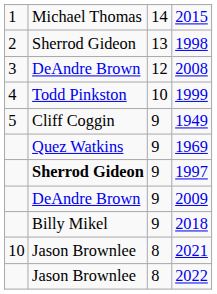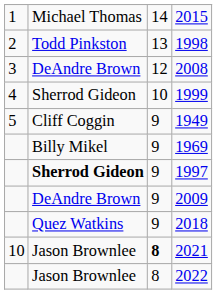(84, 43) Sherrod Gideon -> (79, 43) Todd Pinkston
(79, 95) Todd Pinkston -> (84, 95) Sherrod Gideon
(78, 146) Quez Watkins -> (70, 146) Billy Mikel
(70, 224) Billy Mikel -> (78, 224) Quez Watkins
(155, 250) normal -> (155, 250) bold
